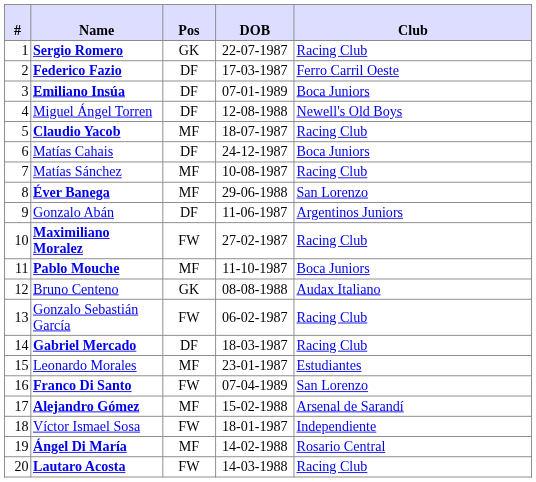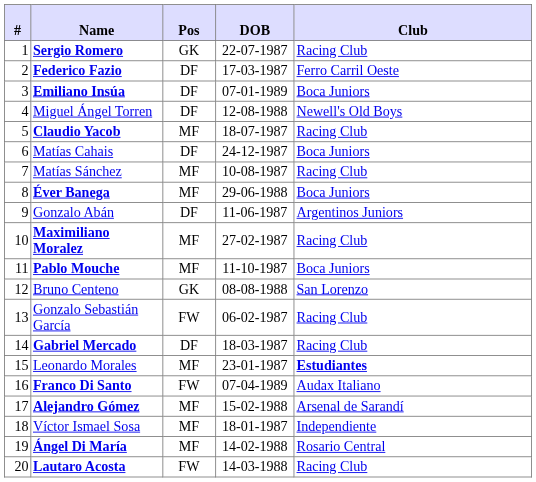(332, 192) San Lorenzo -> (333, 192) Boca Juniors
(189, 240) FW -> (189, 240) MF
(339, 289) Audax Italiano -> (332, 289) San Lorenzo
(329, 365) normal -> (332, 365) bold
(332, 385) San Lorenzo -> (339, 385) Audax Italiano
(189, 426) FW -> (189, 426) MF
